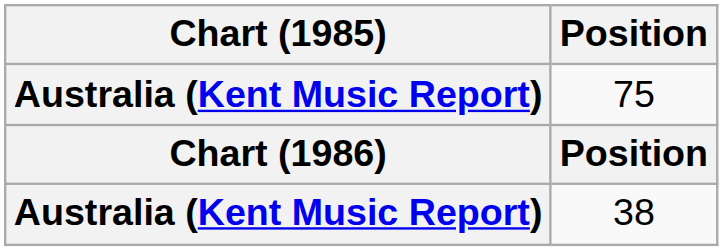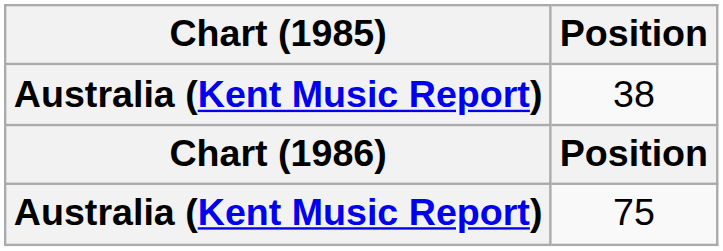rows swapped: (634, 93) <-> (634, 213)
